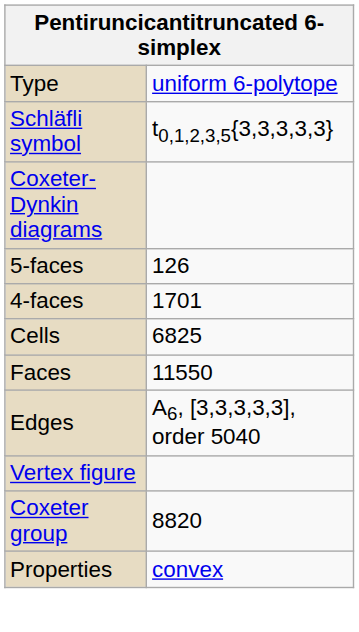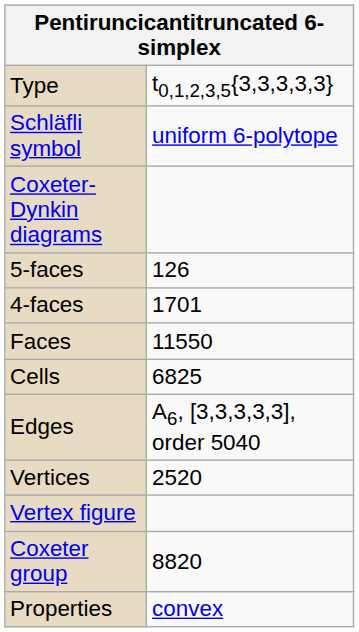(245, 83) uniform 6-polytope -> (243, 86) t0,1,2,3,5{3,3,3,3,3}
(243, 132) t0,1,2,3,5{3,3,3,3,3} -> (245, 135) uniform 6-polytope
rows swapped: (35, 336) <-> (41, 372)
+ row: (50, 477)
